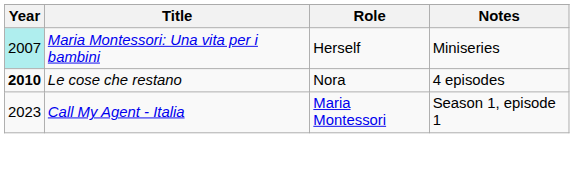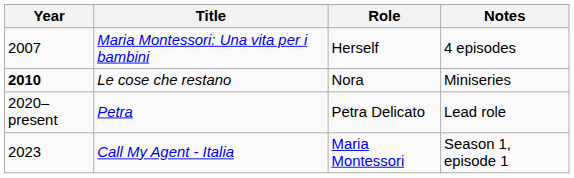(24, 48) paleturquoise background -> (24, 48) no background
(466, 48) Miniseries -> (480, 48) 4 episodes
(469, 80) 4 episodes -> (477, 80) Miniseries
+ row: (115, 112)
